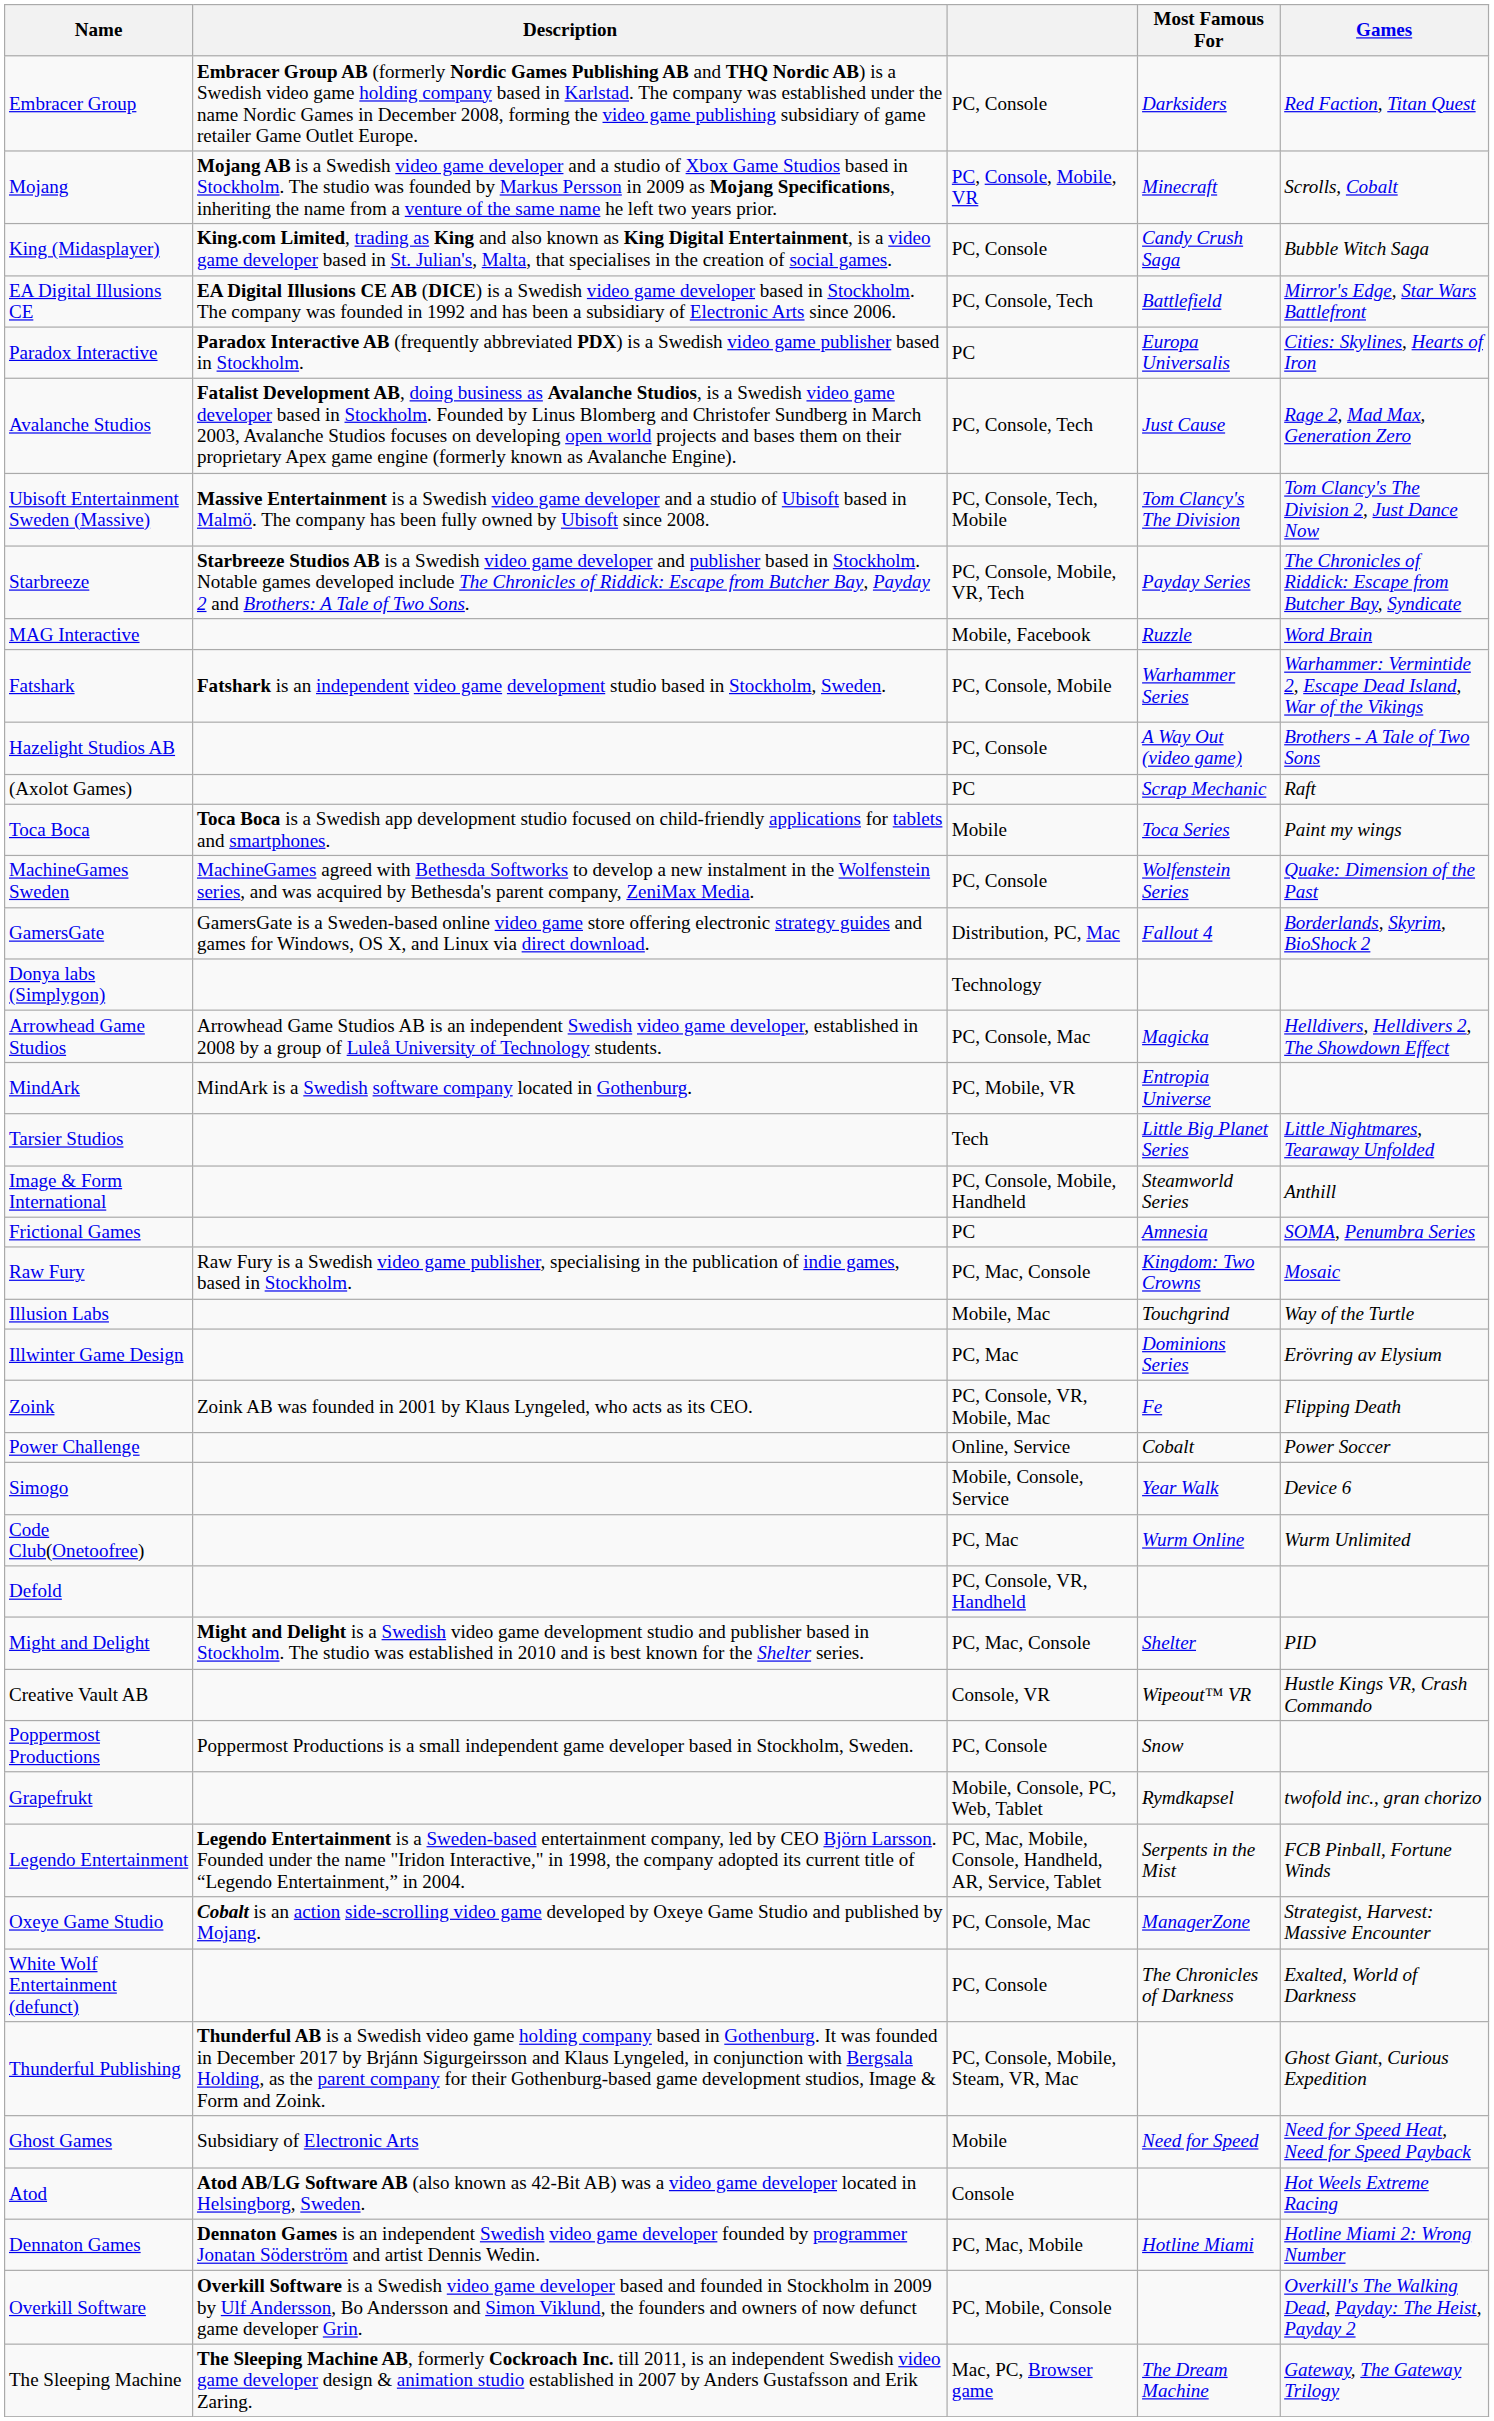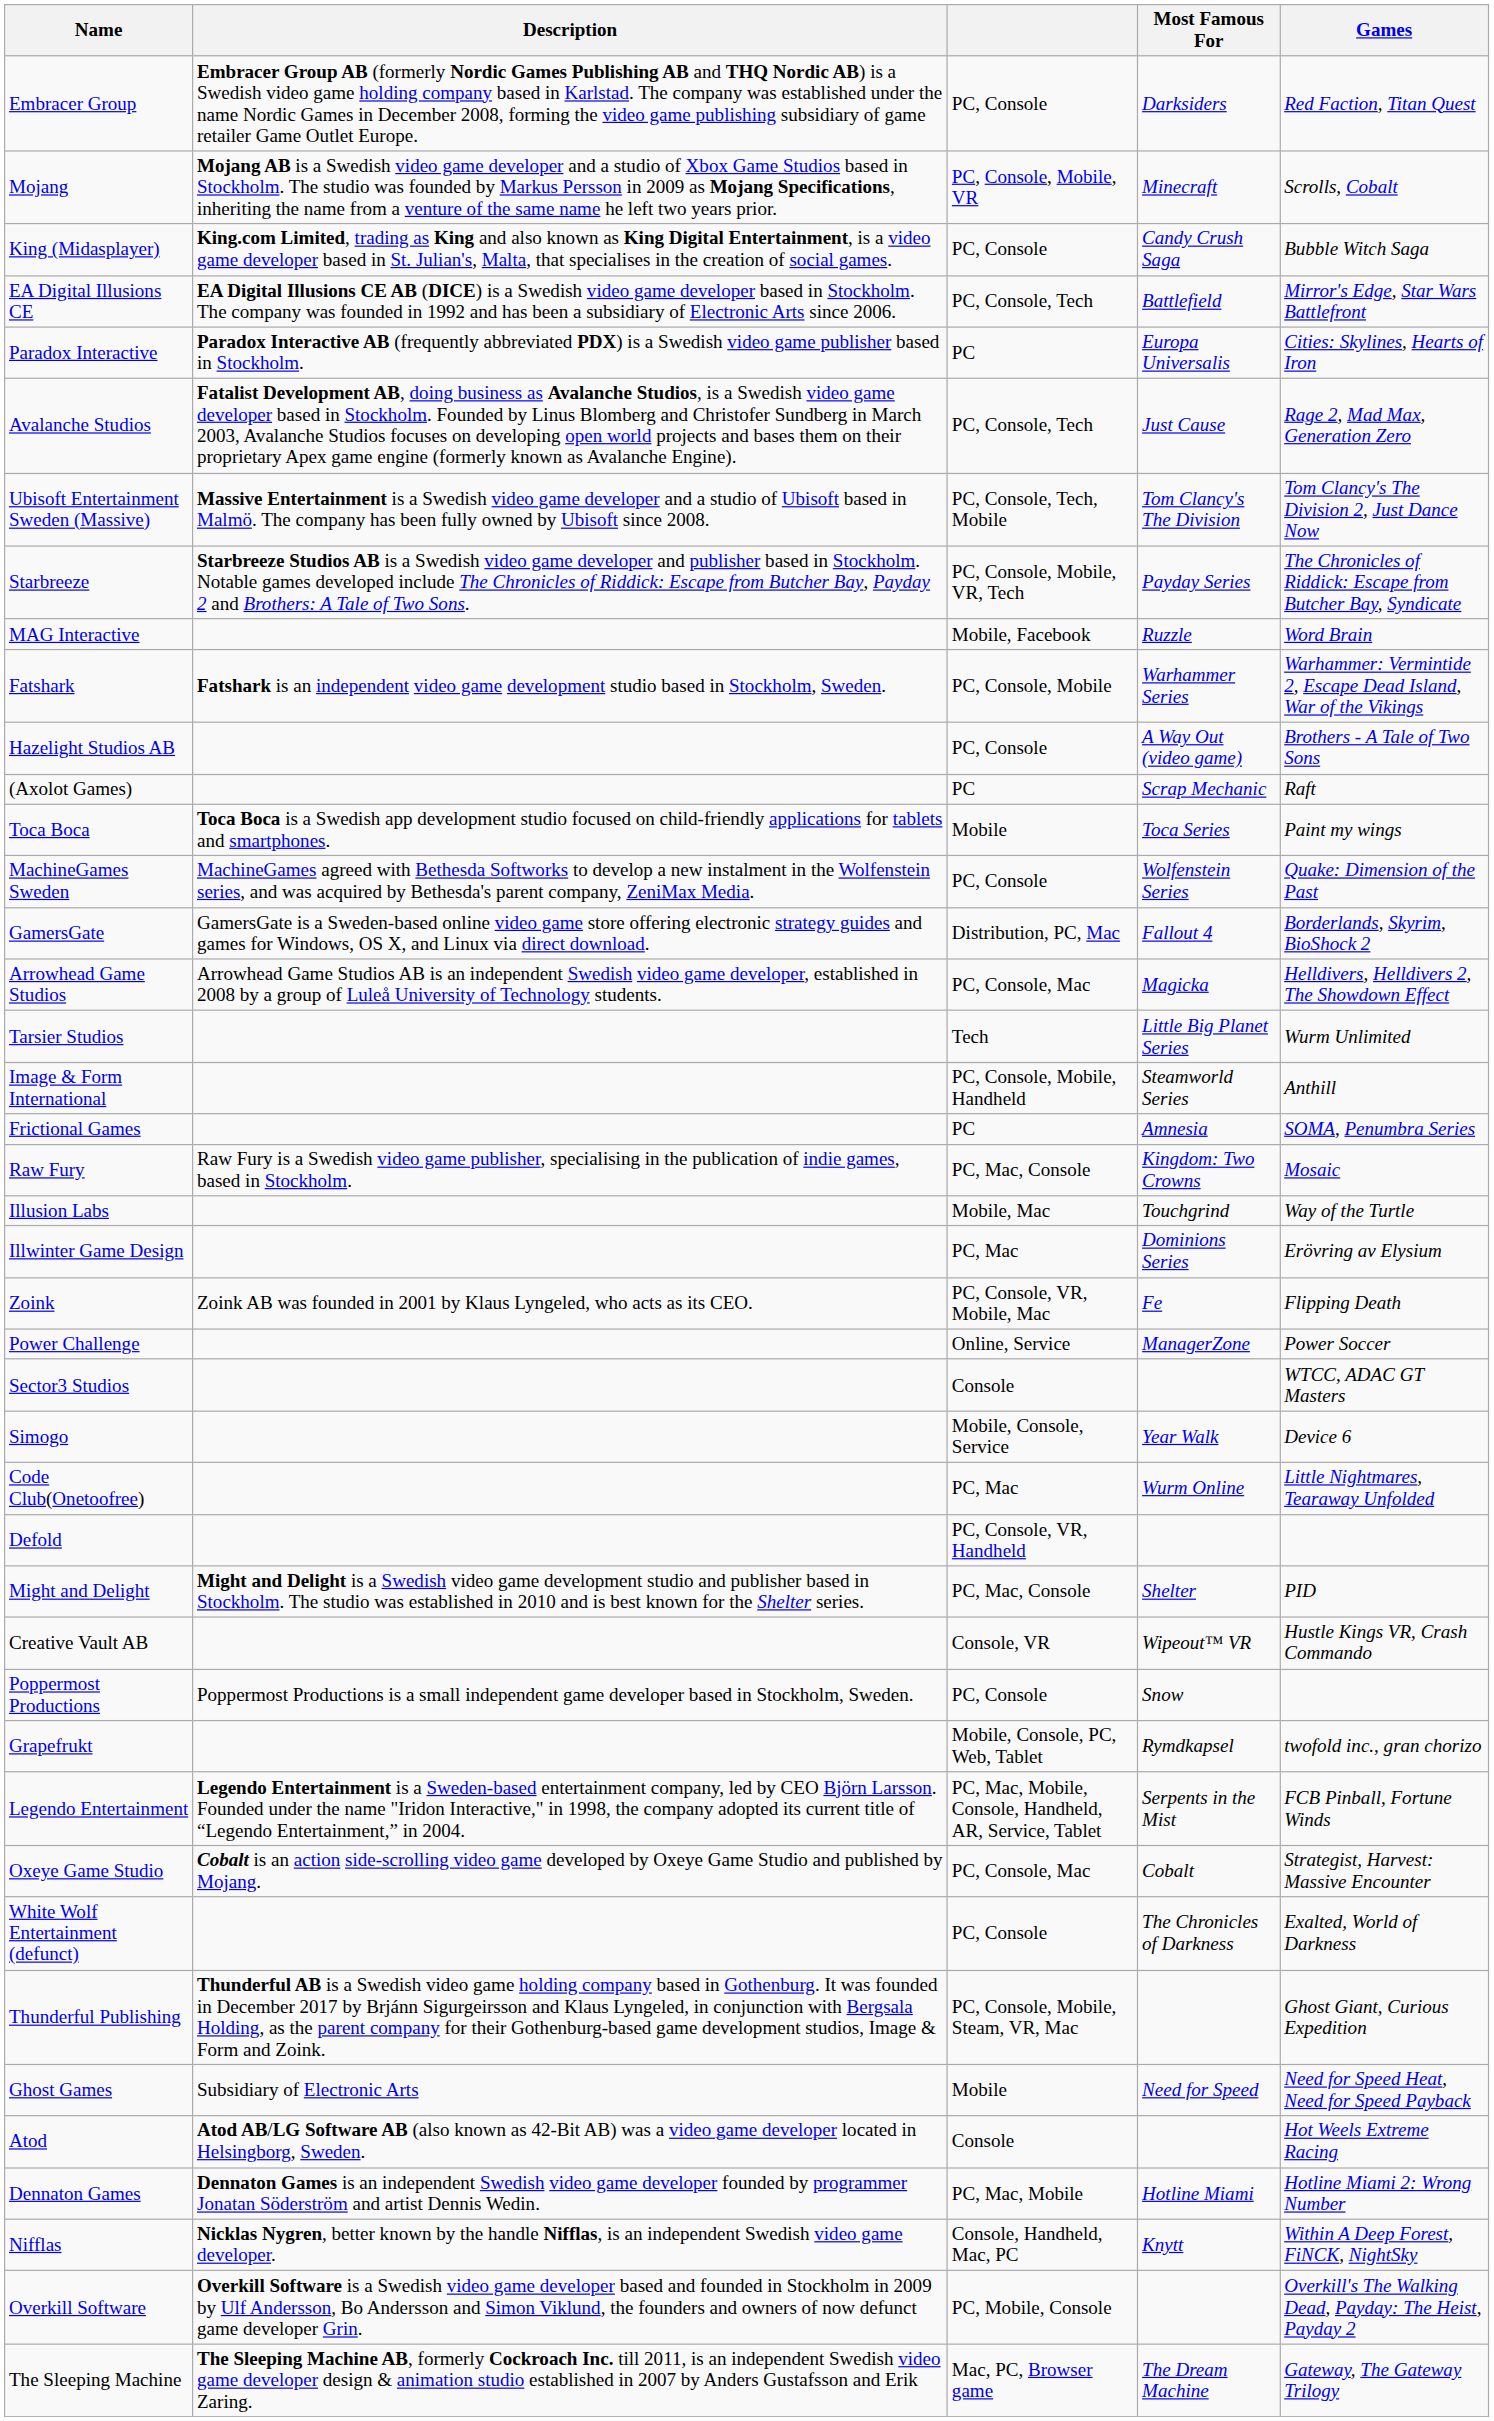- row: (57, 984)
- row: (44, 1087)
(1359, 1139) Little Nightmares, Tearaway Unfolded -> (1347, 1036) Wurm Unlimited
(1168, 1447) Cobalt -> (1196, 1344) ManagerZone
+ row: (69, 1384)
(1347, 1539) Wurm Unlimited -> (1359, 1488) Little Nightmares, Tearaway Unfolded
(1196, 1922) ManagerZone -> (1168, 1870) Cobalt
+ row: (35, 2244)
